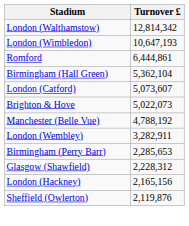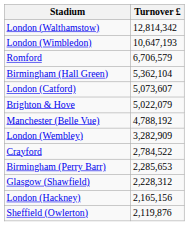(153, 58) 6,444,861 -> (153, 58) 6,706,579
(153, 105) 5,022,073 -> (153, 105) 5,022,079
(152, 136) 3,282,911 -> (153, 136) 3,282,909
+ row: (24, 151)
